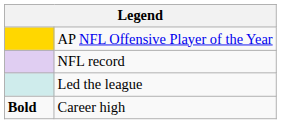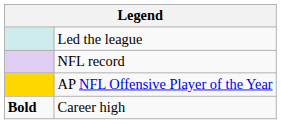rows swapped: (165, 38) <-> (100, 84)
